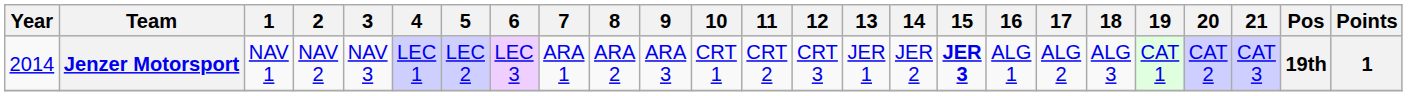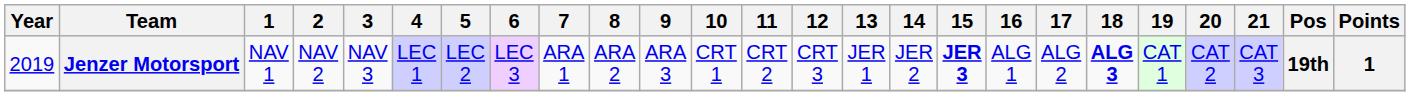(32, 63) 2014 -> (32, 63) 2019
(1111, 63) normal -> (1112, 63) bold
